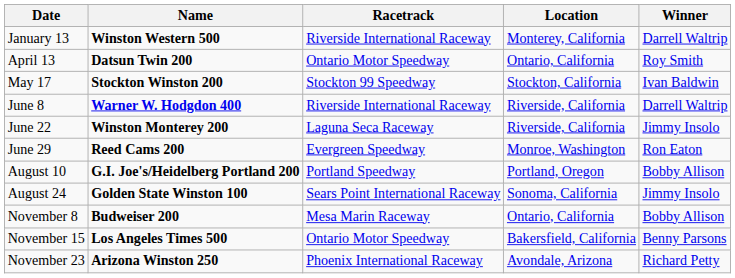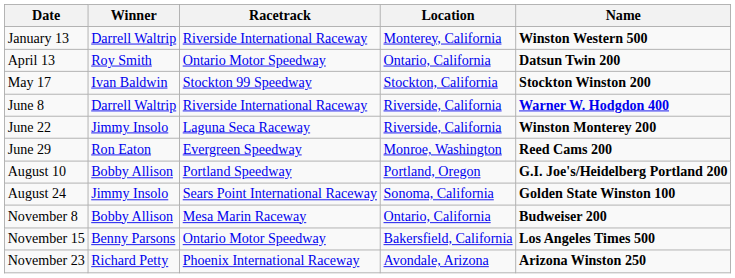columns swapped: (195, 15) <-> (685, 15)
